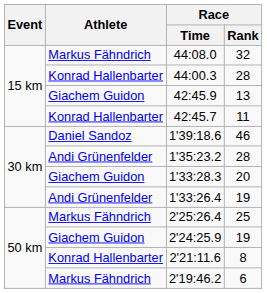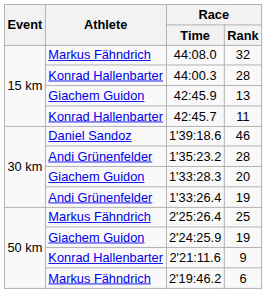(243, 258) 8 -> (243, 258) 9
